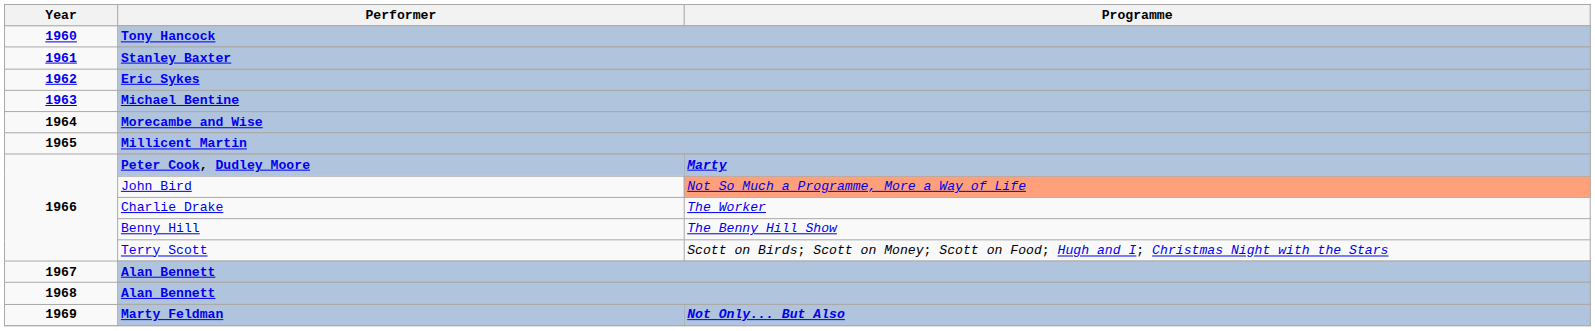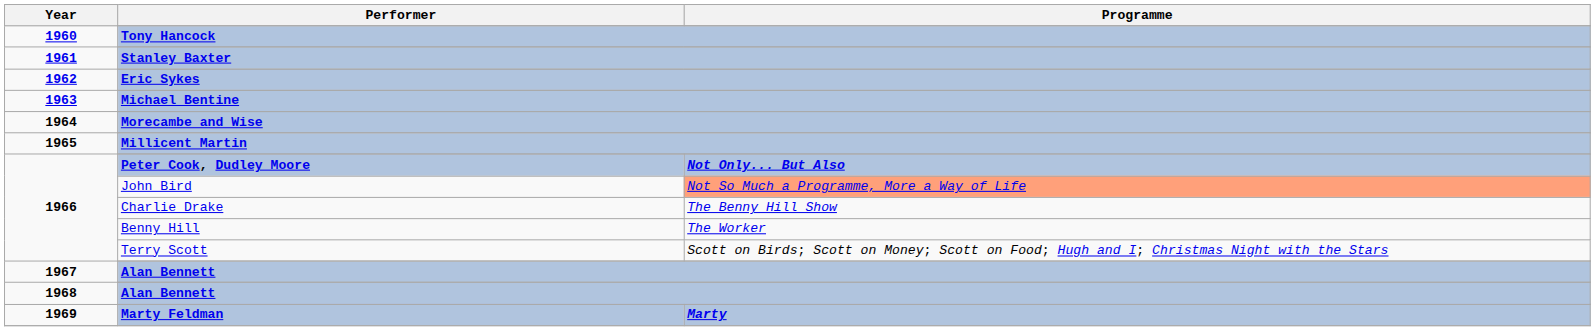(707, 165) Marty -> (766, 165) Not Only... But Also
(727, 208) The Worker -> (762, 208) The Benny Hill Show
(762, 229) The Benny Hill Show -> (727, 229) The Worker
(766, 315) Not Only... But Also -> (707, 315) Marty
